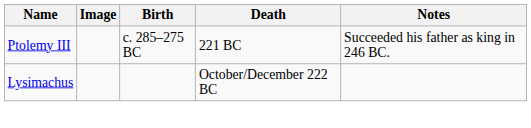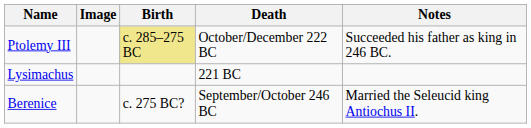(153, 44) no background -> (153, 44) khaki background
(220, 44) 221 BC -> (263, 44) October/December 222 BC
(263, 82) October/December 222 BC -> (220, 74) 221 BC
+ row: (32, 104)
